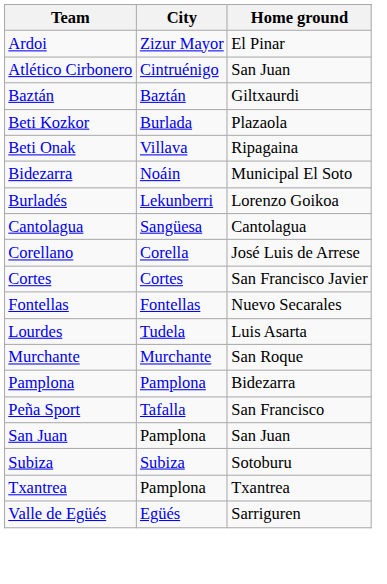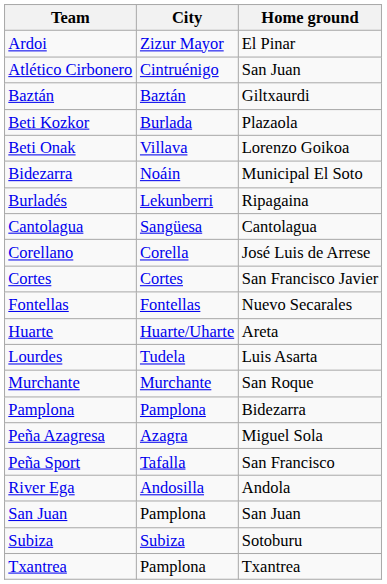(265, 148) Ripagaina -> (296, 148) Lorenzo Goikoa
(285, 200) Lorenzo Goikoa -> (275, 200) Ripagaina
+ row: (31, 331)
+ row: (57, 435)
+ row: (41, 488)
- row: (57, 514)
